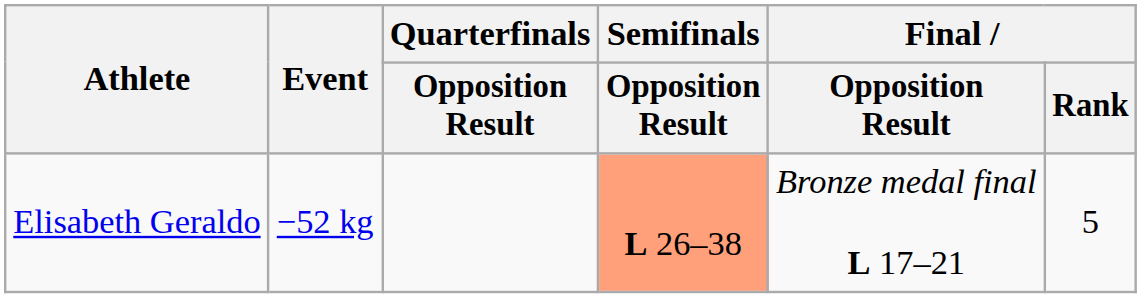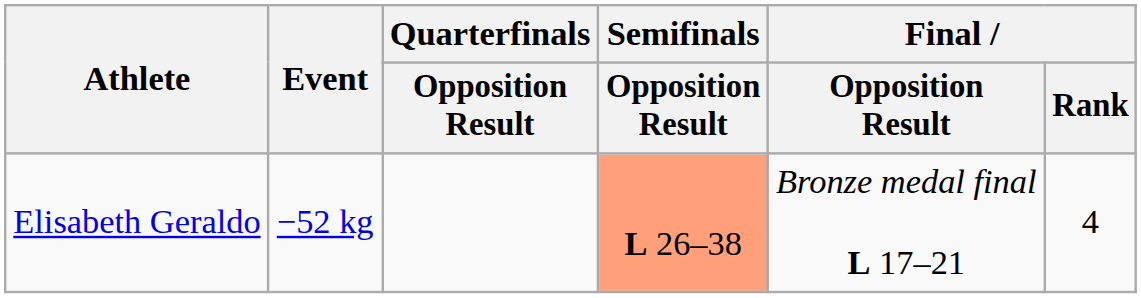(1090, 222) 5 -> (1090, 222) 4
